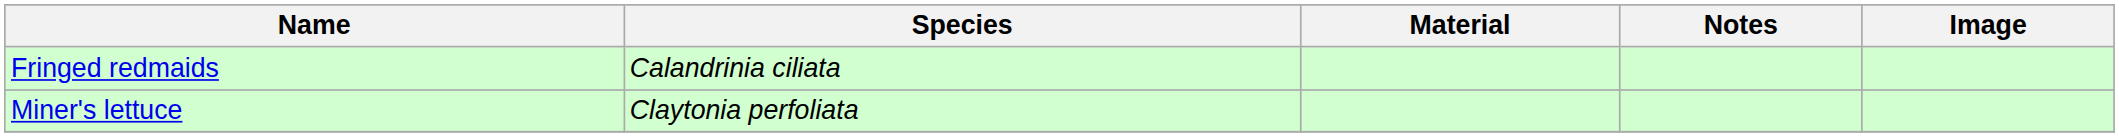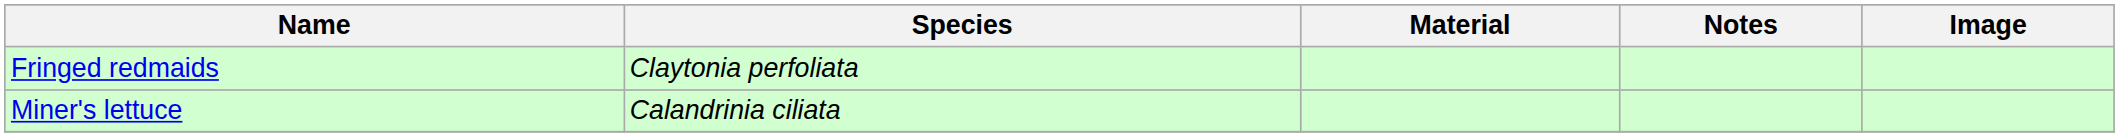(735, 68) Calandrinia ciliata -> (744, 68) Claytonia perfoliata
(744, 110) Claytonia perfoliata -> (735, 110) Calandrinia ciliata
